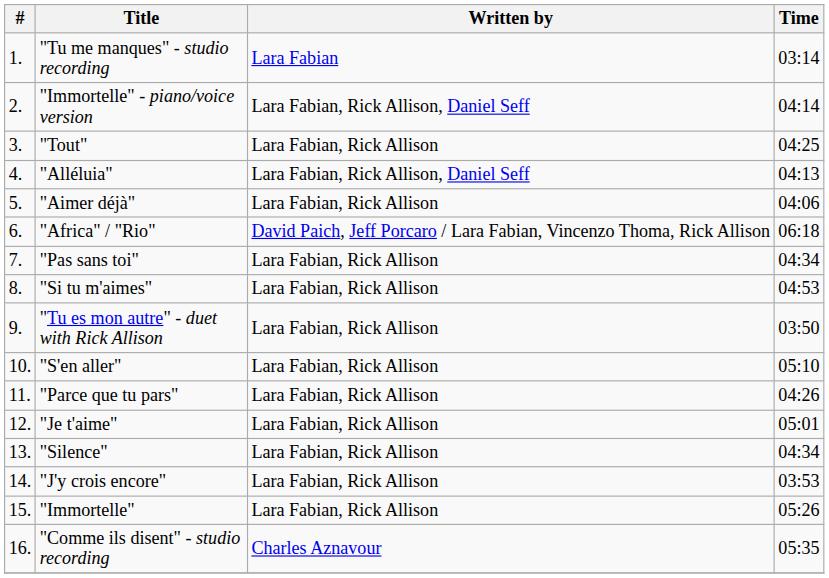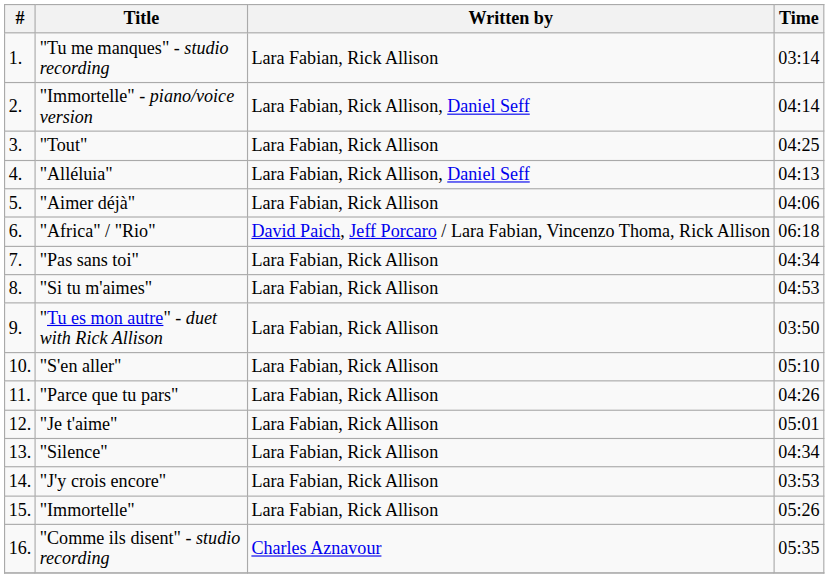(295, 57) Lara Fabian -> (345, 57) Lara Fabian, Rick Allison
